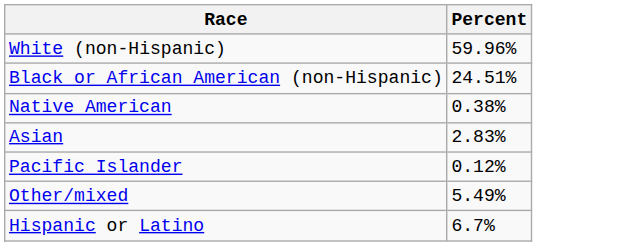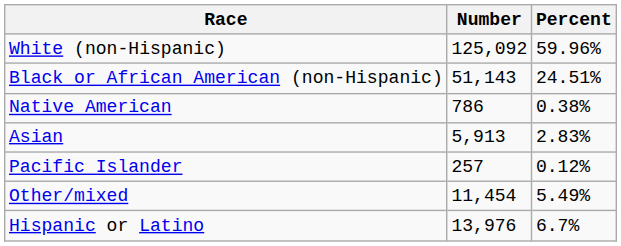+ column: (489, 19)
